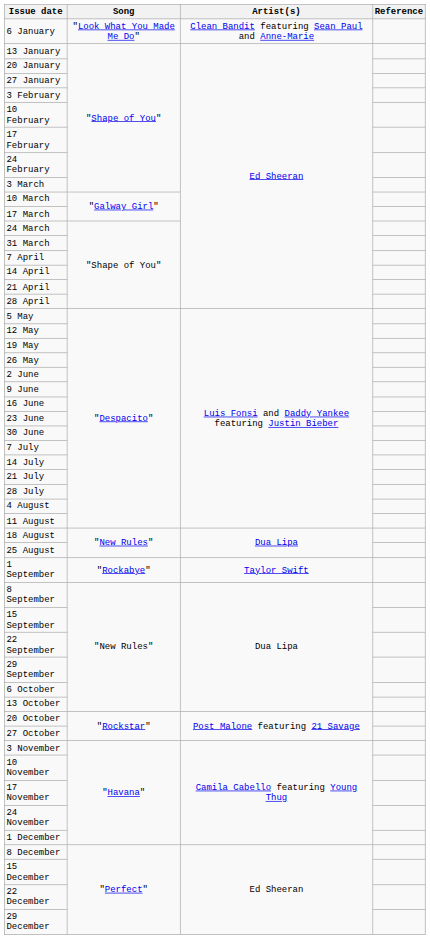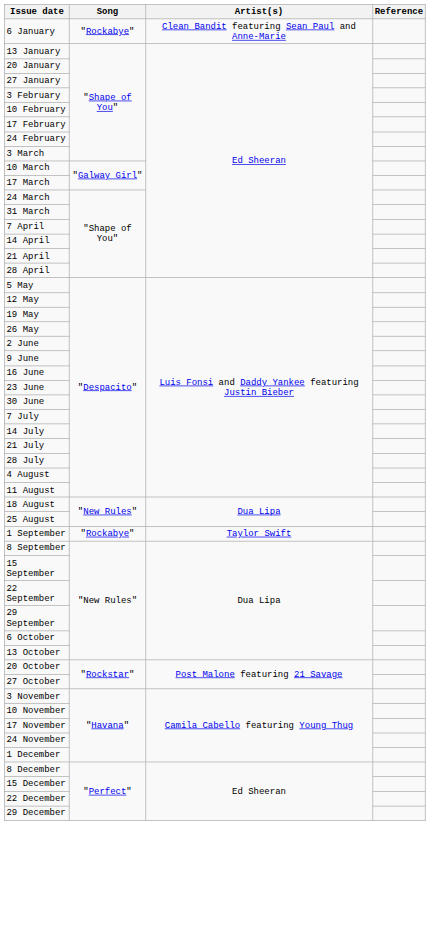(124, 31) "Look What You Made Me Do" -> (107, 31) "Rockabye"
